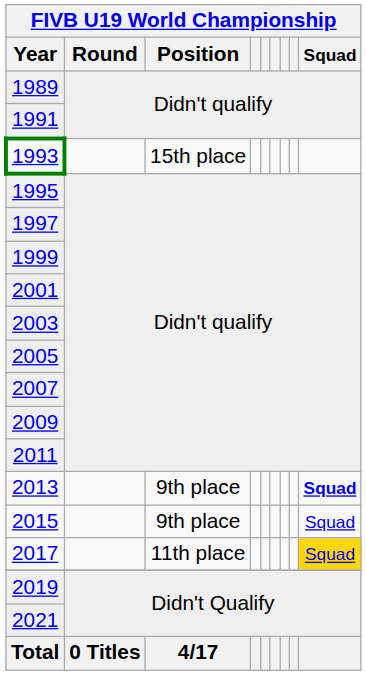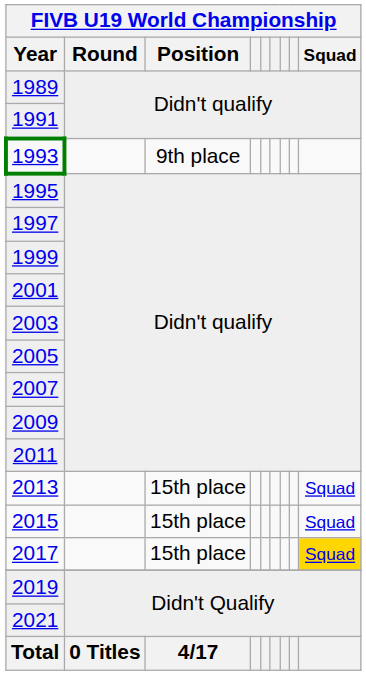(198, 155) 15th place -> (198, 155) 9th place
(198, 488) 9th place -> (198, 488) 15th place
(330, 488) bold -> (330, 489) normal
(198, 521) 9th place -> (198, 521) 15th place
(198, 553) 11th place -> (198, 553) 15th place
